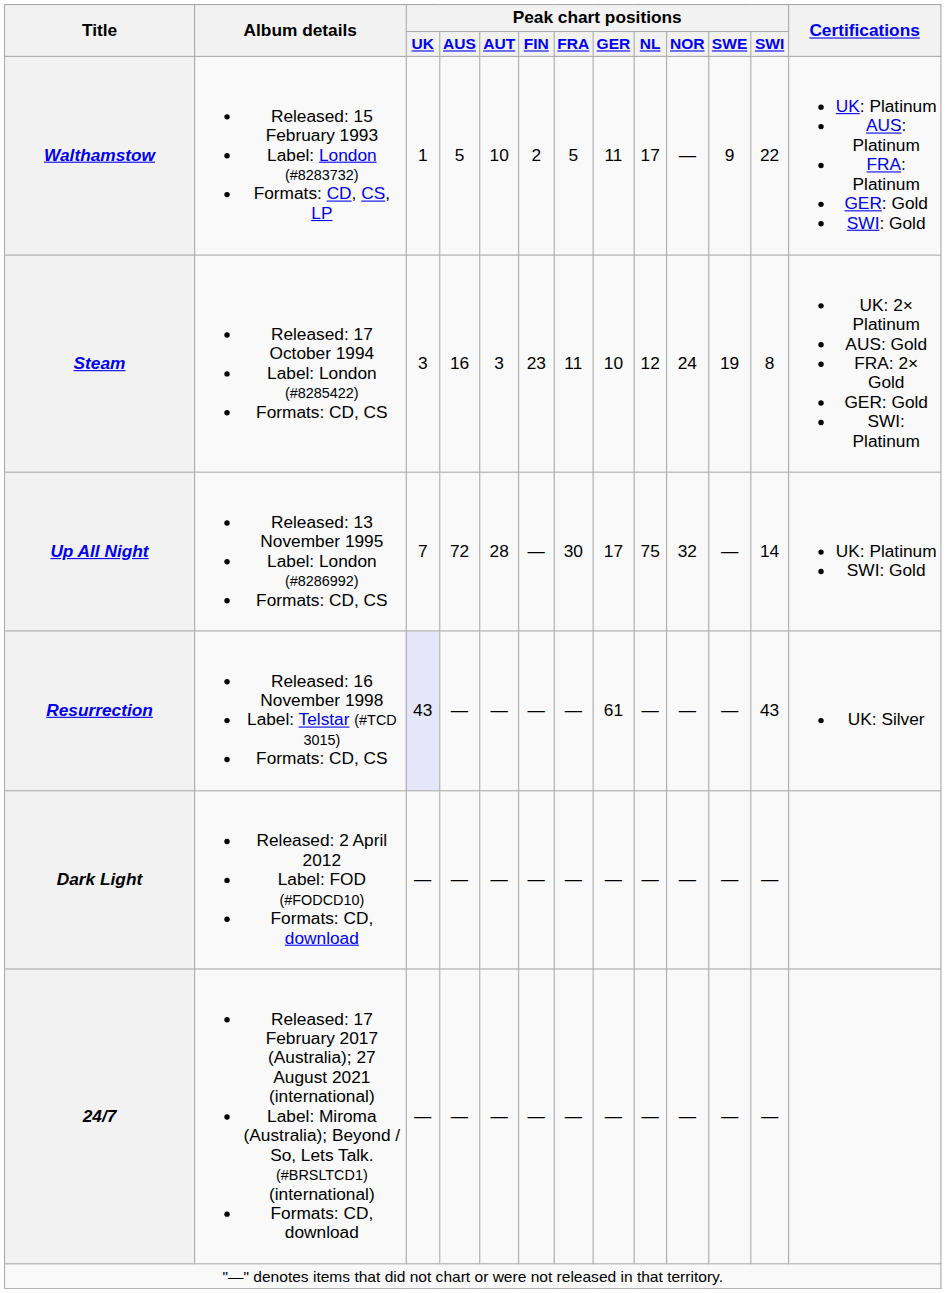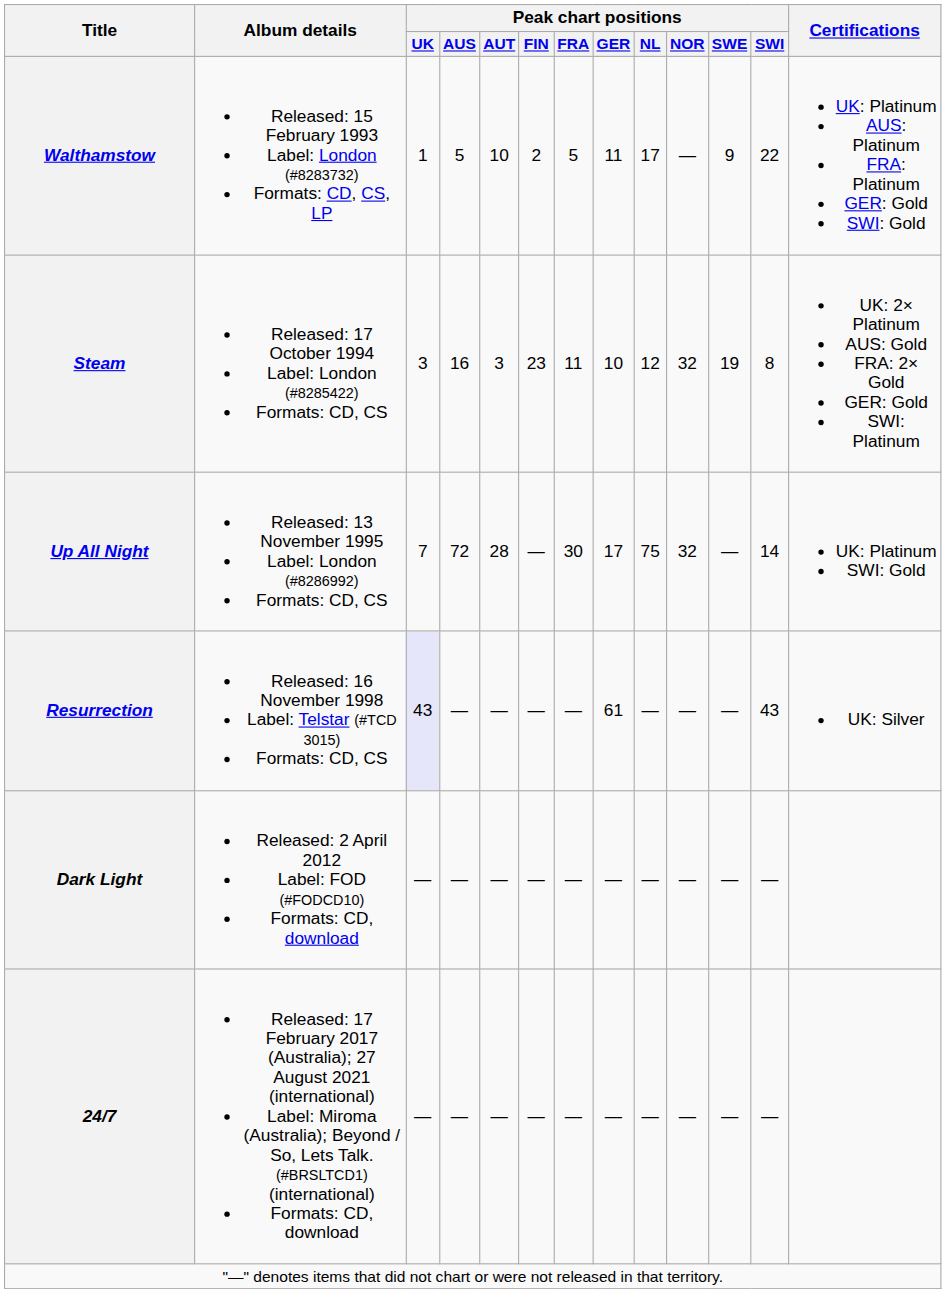(687, 363) 24 -> (687, 363) 32
